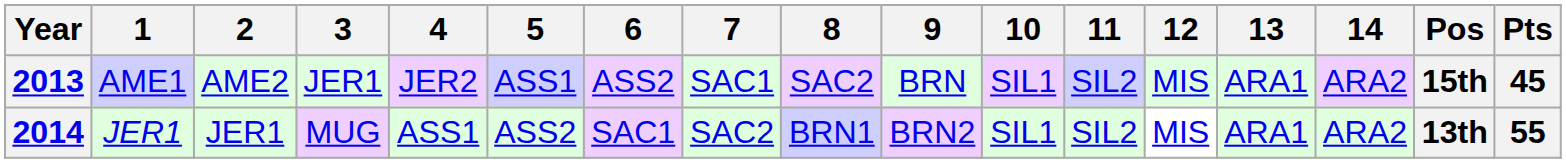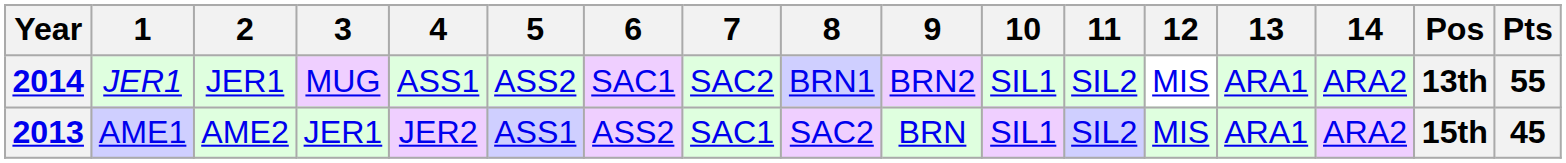rows swapped: (48, 81) <-> (48, 132)
